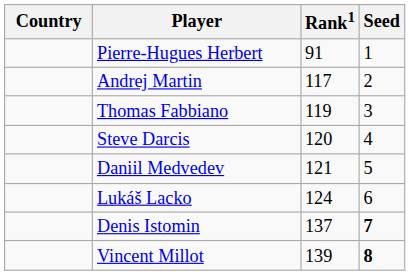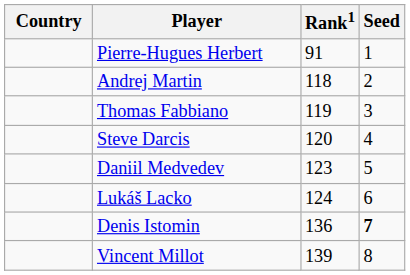(318, 81) 117 -> (318, 81) 118
(319, 168) 121 -> (319, 168) 123
(319, 226) 137 -> (319, 226) 136
(368, 255) bold -> (368, 255) normal
